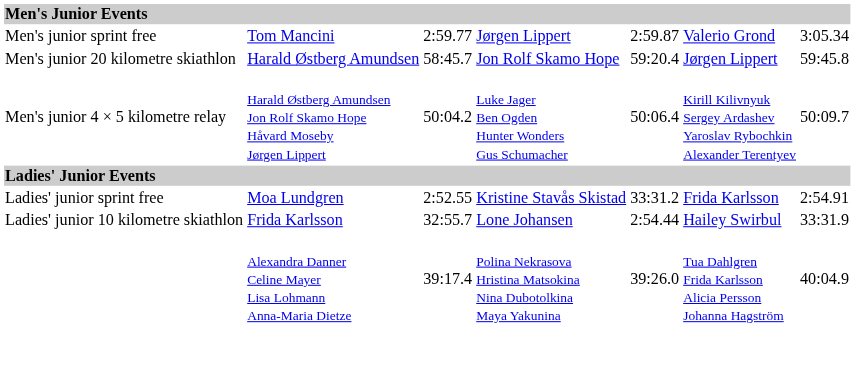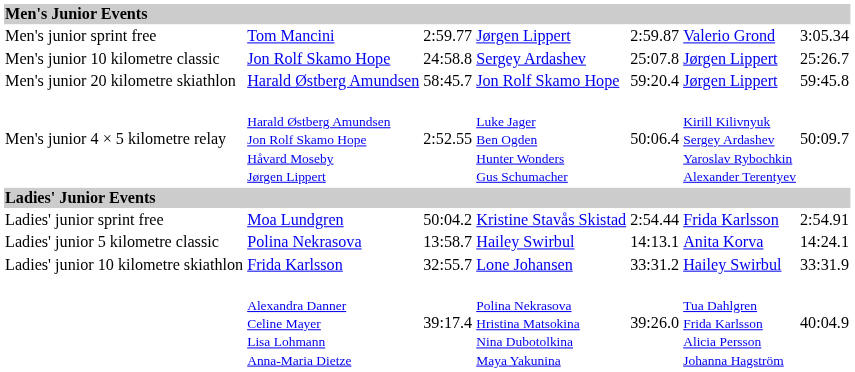+ row: (112, 58)
(448, 117) 50:04.2 -> (448, 139) 2:52.55
(448, 197) 2:52.55 -> (448, 220) 50:04.2
(655, 197) 33:31.2 -> (655, 220) 2:54.44
+ row: (112, 242)
(655, 220) 2:54.44 -> (655, 264) 33:31.2
